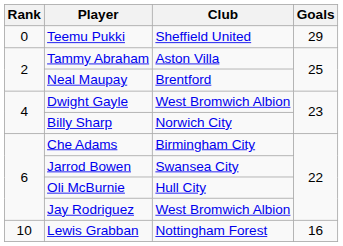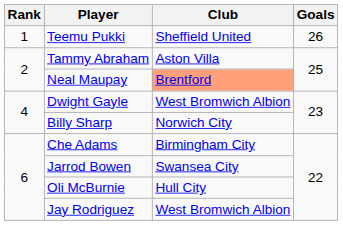(24, 36) 0 -> (24, 36) 1
(316, 36) 29 -> (316, 36) 26
(183, 79) no background -> (183, 79) lightsalmon background
- row: (93, 230)
